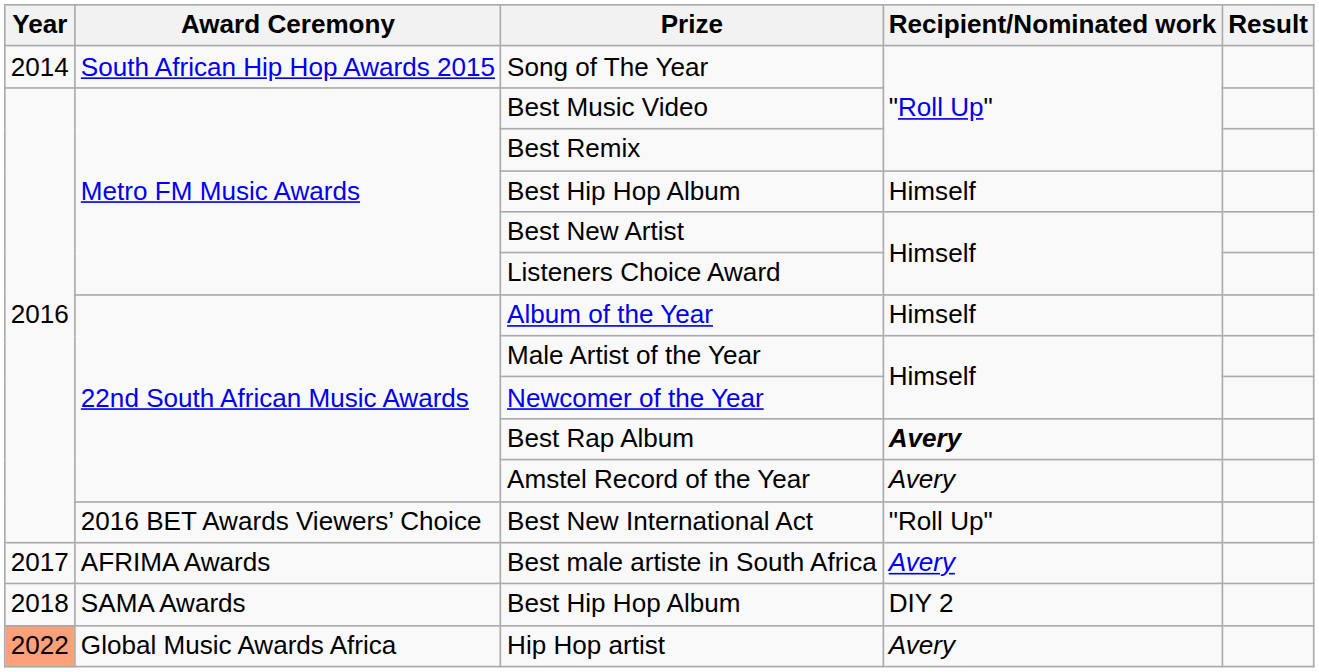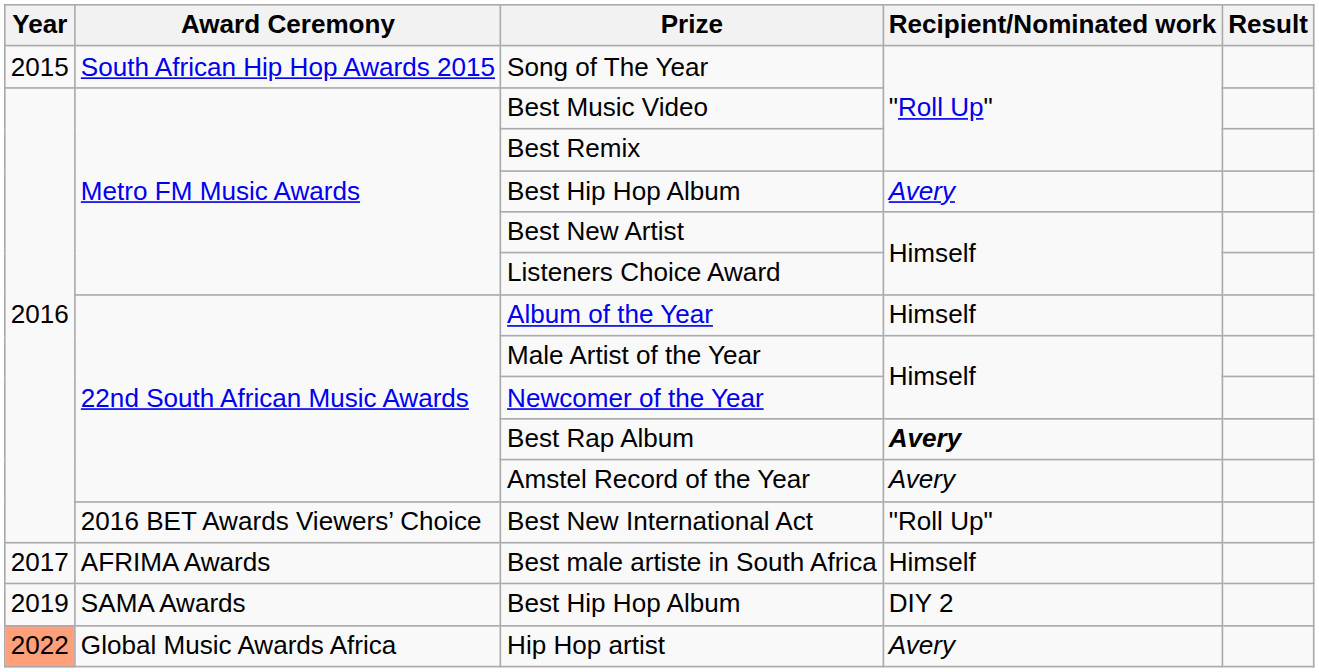(40, 66) 2014 -> (40, 66) 2015
(932, 190) Himself -> (922, 190) Avery
(922, 562) Avery -> (932, 562) Himself
(40, 604) 2018 -> (40, 604) 2019
